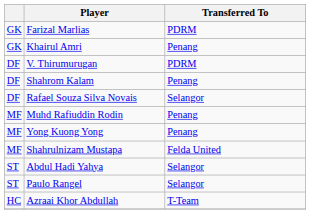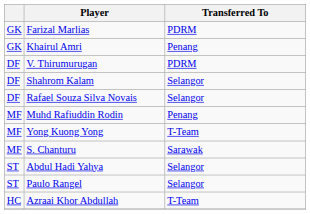(182, 81) Penang -> (186, 81) Selangor
(182, 132) Penang -> (183, 132) T-Team
+ row: (51, 149)
- row: (74, 149)
